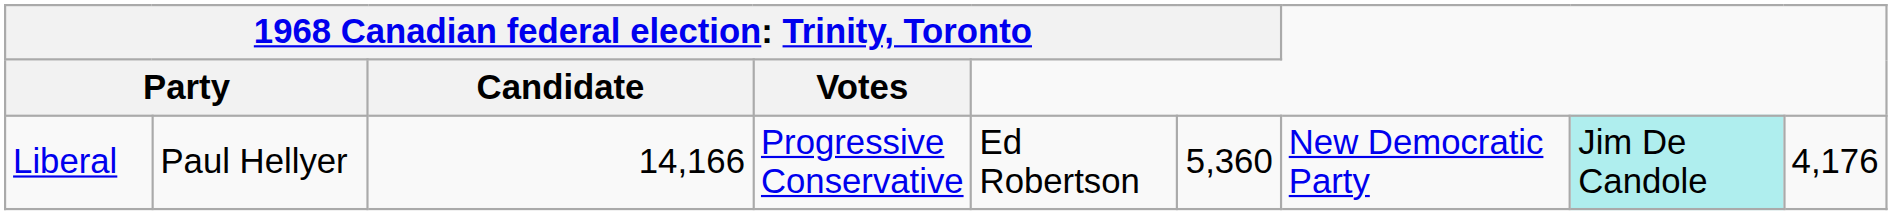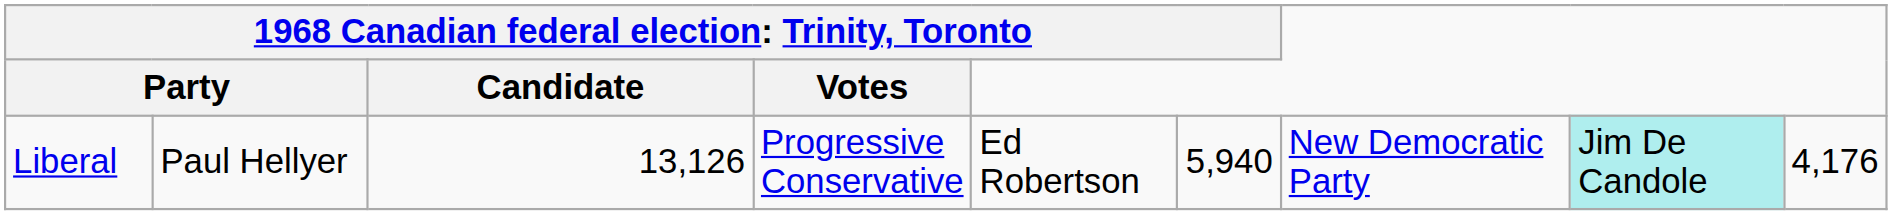(692, 161) 14,166 -> (692, 161) 13,126
(1229, 161) 5,360 -> (1229, 161) 5,940
